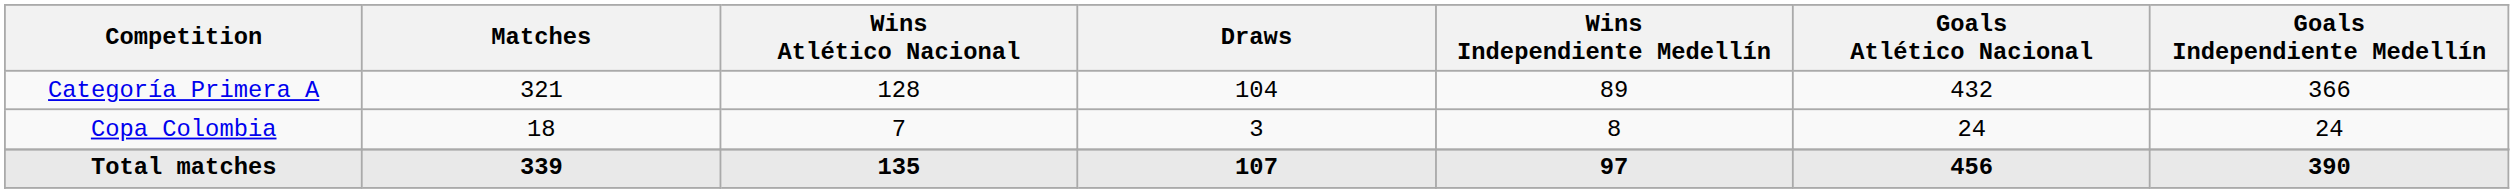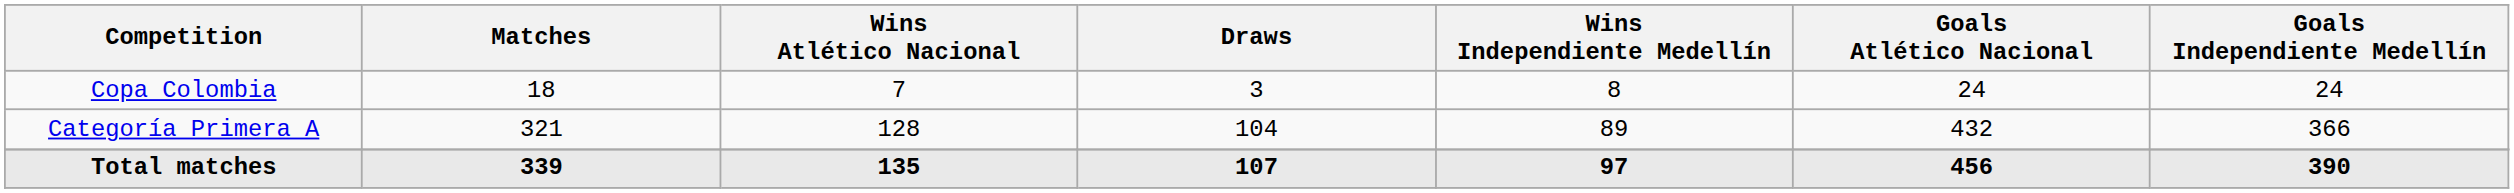rows swapped: (184, 91) <-> (184, 129)
